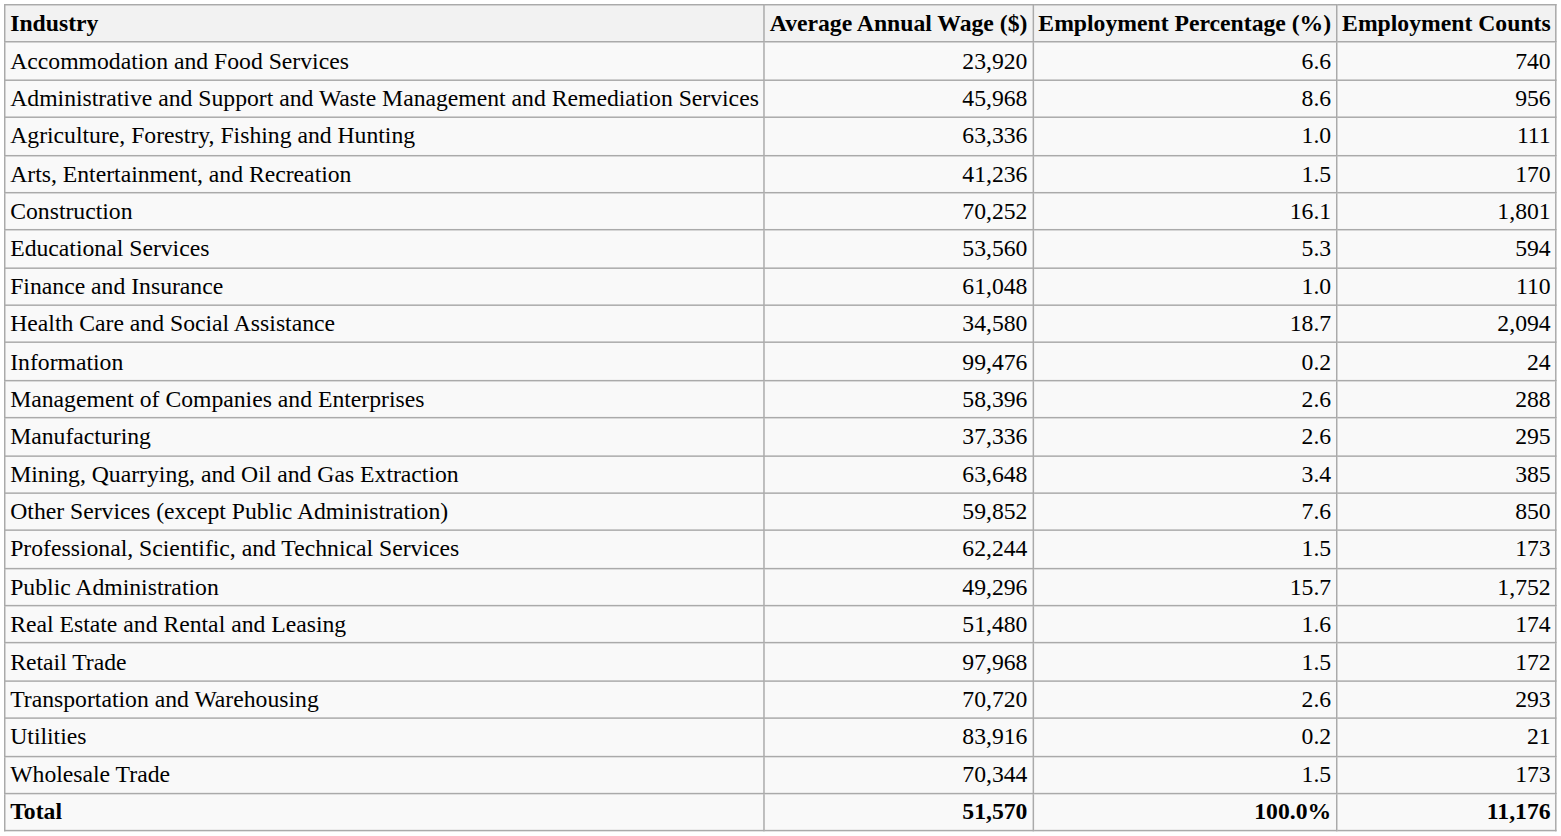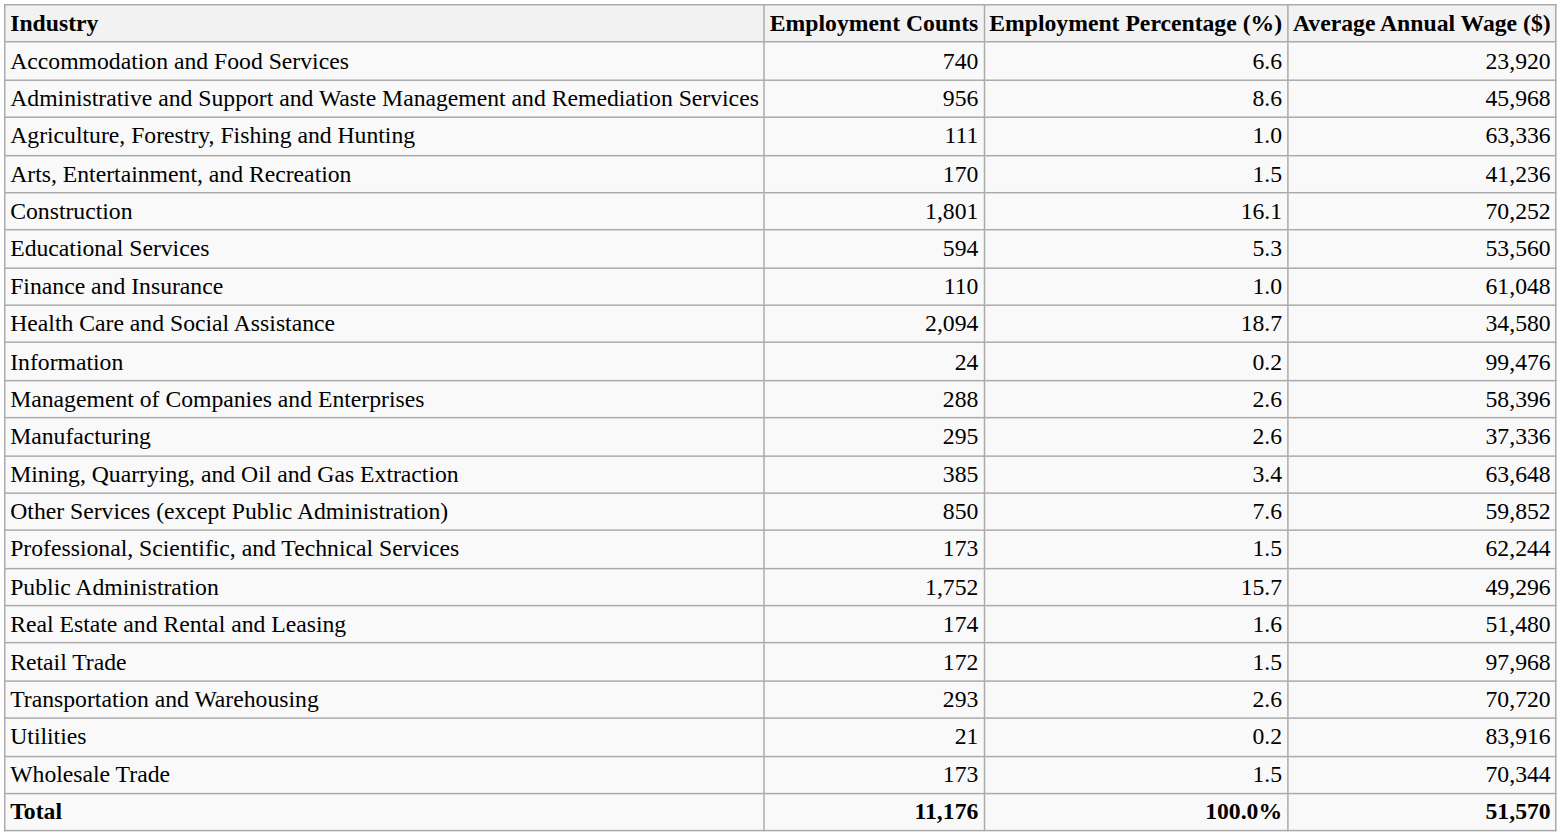columns swapped: (1446, 23) <-> (899, 23)
